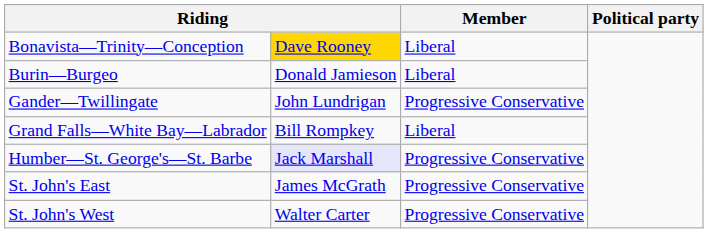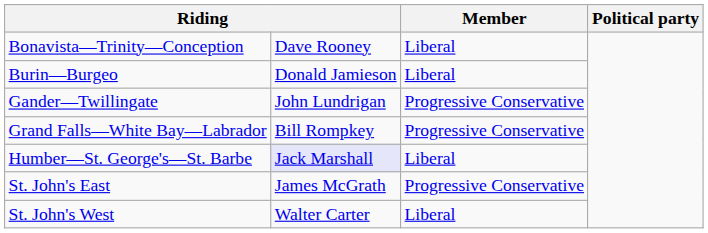(323, 46) gold background -> (323, 46) no background
(430, 130) Liberal -> (494, 130) Progressive Conservative
(494, 158) Progressive Conservative -> (430, 158) Liberal
(494, 213) Progressive Conservative -> (430, 213) Liberal
